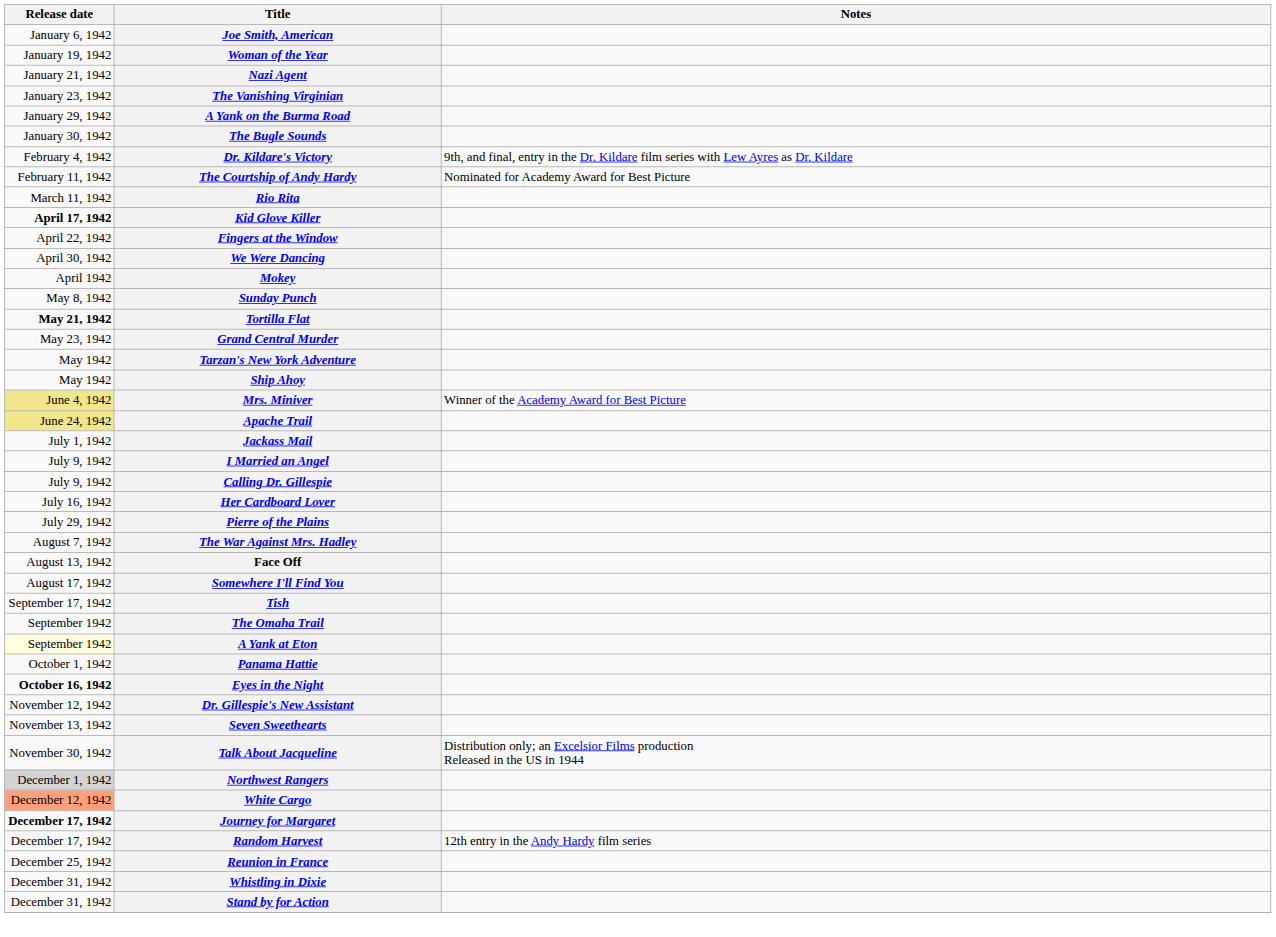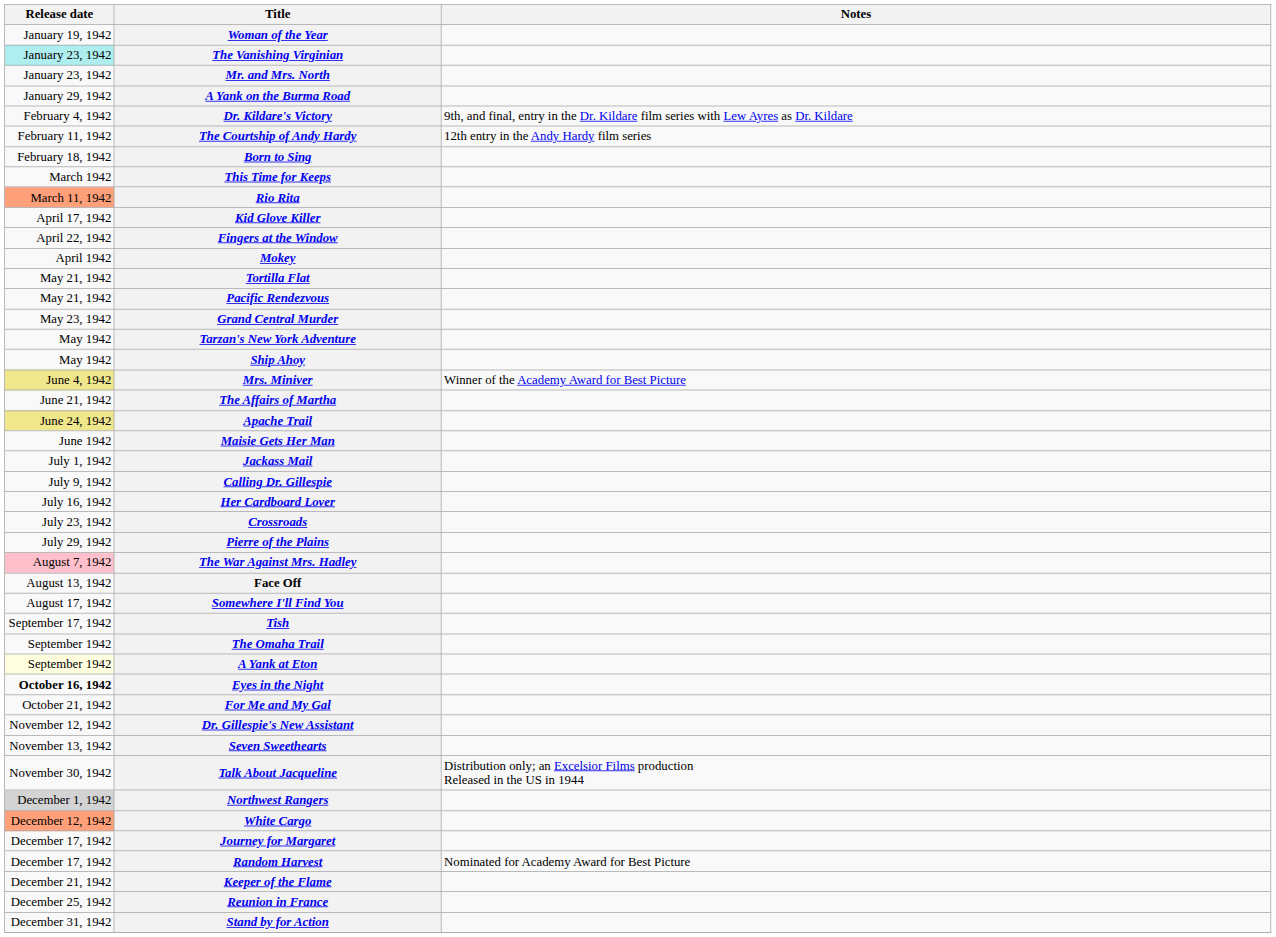- row: (278, 34)
- row: (278, 75)
(67, 95) no background -> (67, 55) paleturquoise background
+ row: (278, 75)
- row: (278, 136)
(567, 177) Nominated for Academy Award for Best Picture -> (548, 136) 12th entry in the Andy Hardy film series
+ row: (278, 156)
+ row: (278, 177)
(71, 197) no background -> (71, 197) lightsalmon background
(73, 217) bold -> (74, 217) normal
- row: (278, 258)
- row: (278, 298)
(75, 319) bold -> (76, 278) normal
+ row: (278, 298)
+ row: (278, 400)
+ row: (278, 440)
- row: (278, 461)
+ row: (278, 522)
(72, 542) no background -> (72, 562) pink background
- row: (278, 664)
+ row: (278, 704)
(60, 820) bold -> (61, 841) normal
(548, 841) 12th entry in the Andy Hardy film series -> (567, 861) Nominated for Academy Award for Best Picture
+ row: (278, 881)
- row: (278, 881)
